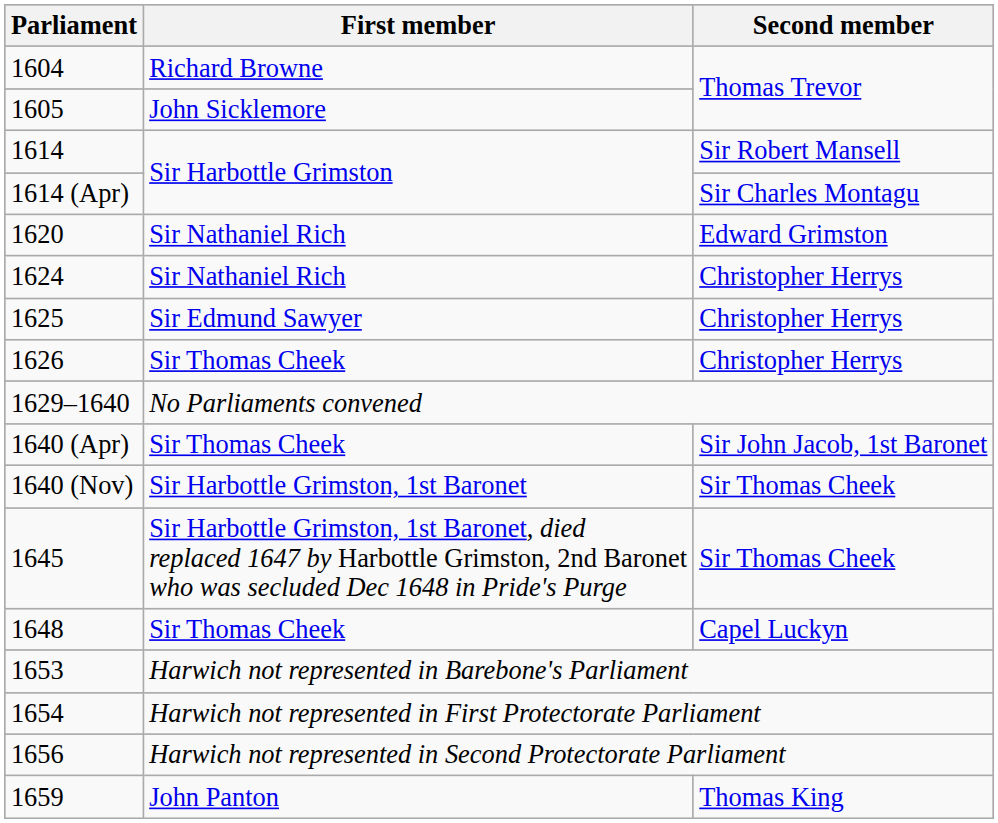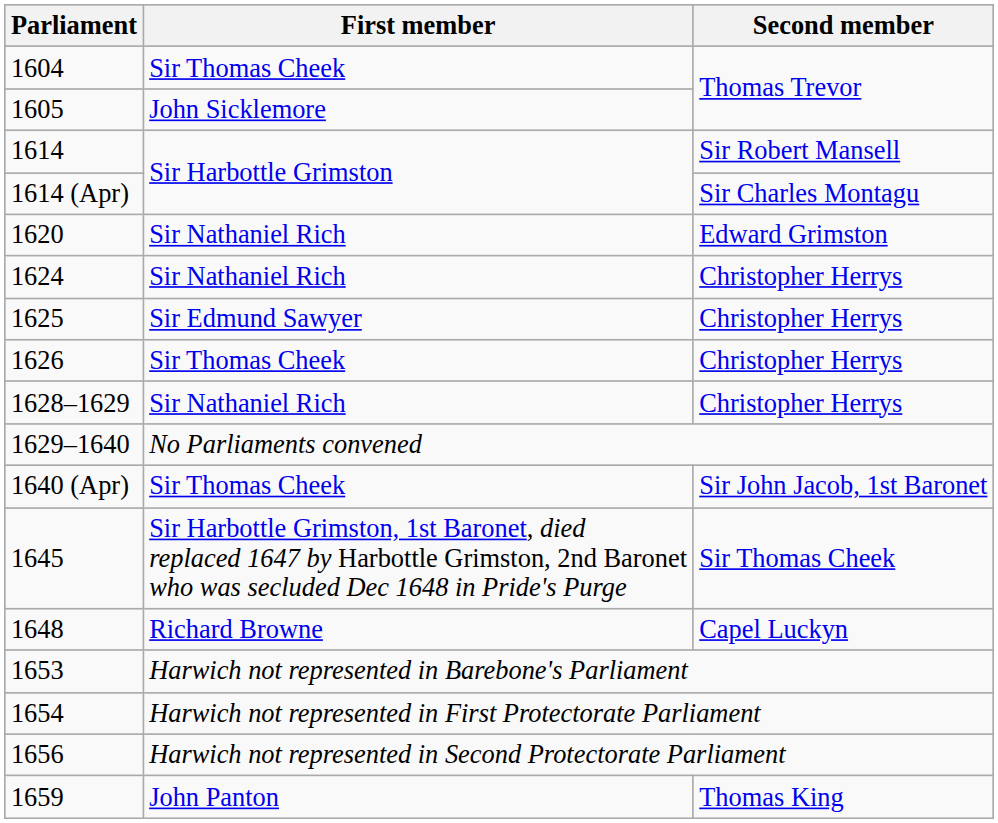(236, 67) Richard Browne -> (247, 67) Sir Thomas Cheek
+ row: (70, 402)
- row: (72, 485)
(247, 629) Sir Thomas Cheek -> (236, 629) Richard Browne
